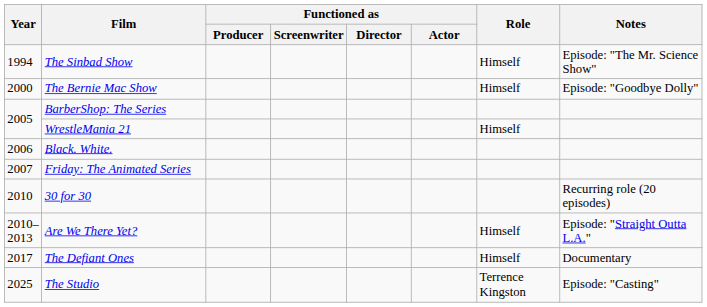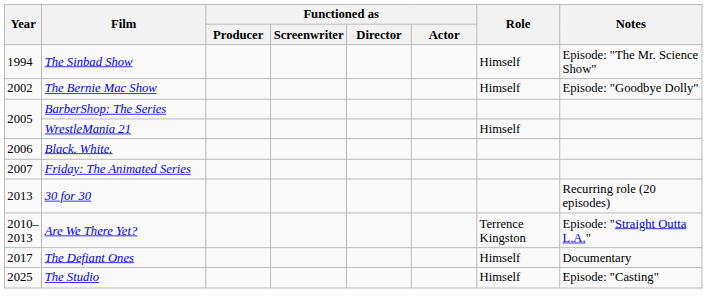(20, 88) 2000 -> (20, 88) 2002
(20, 196) 2010 -> (20, 196) 2013
(500, 230) Himself -> (503, 230) Terrence Kingston
(503, 284) Terrence Kingston -> (500, 277) Himself
